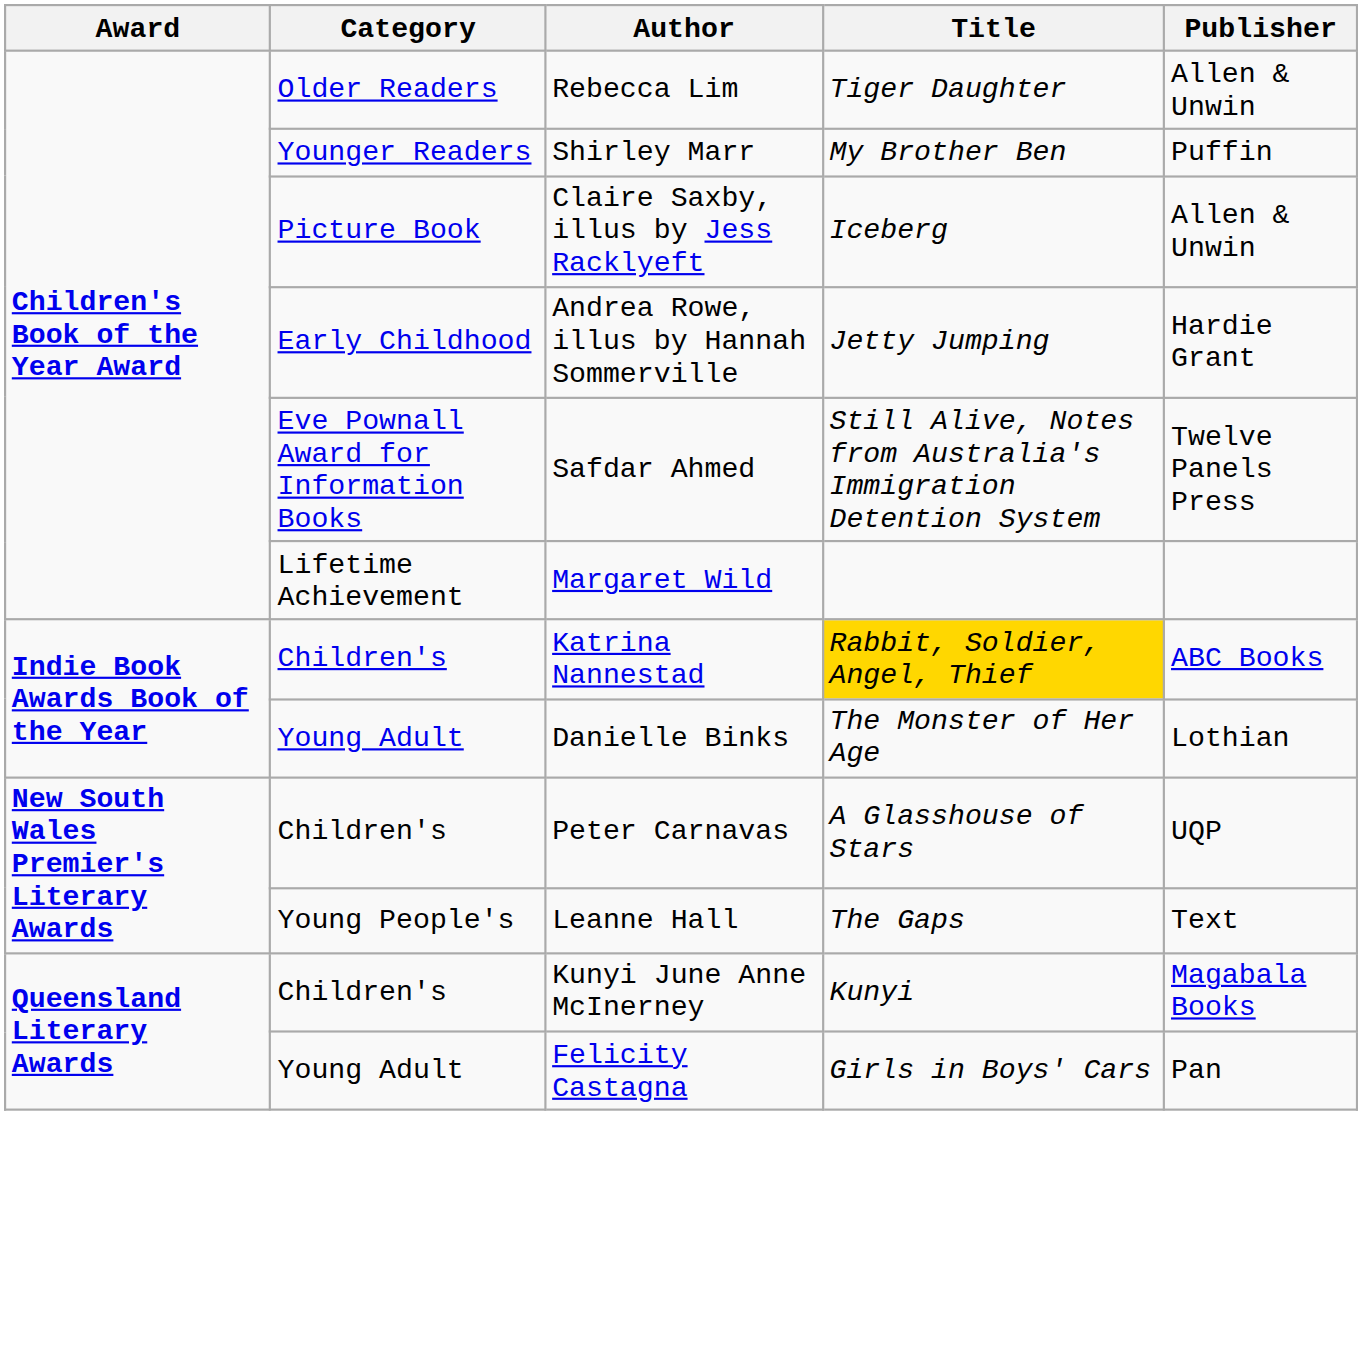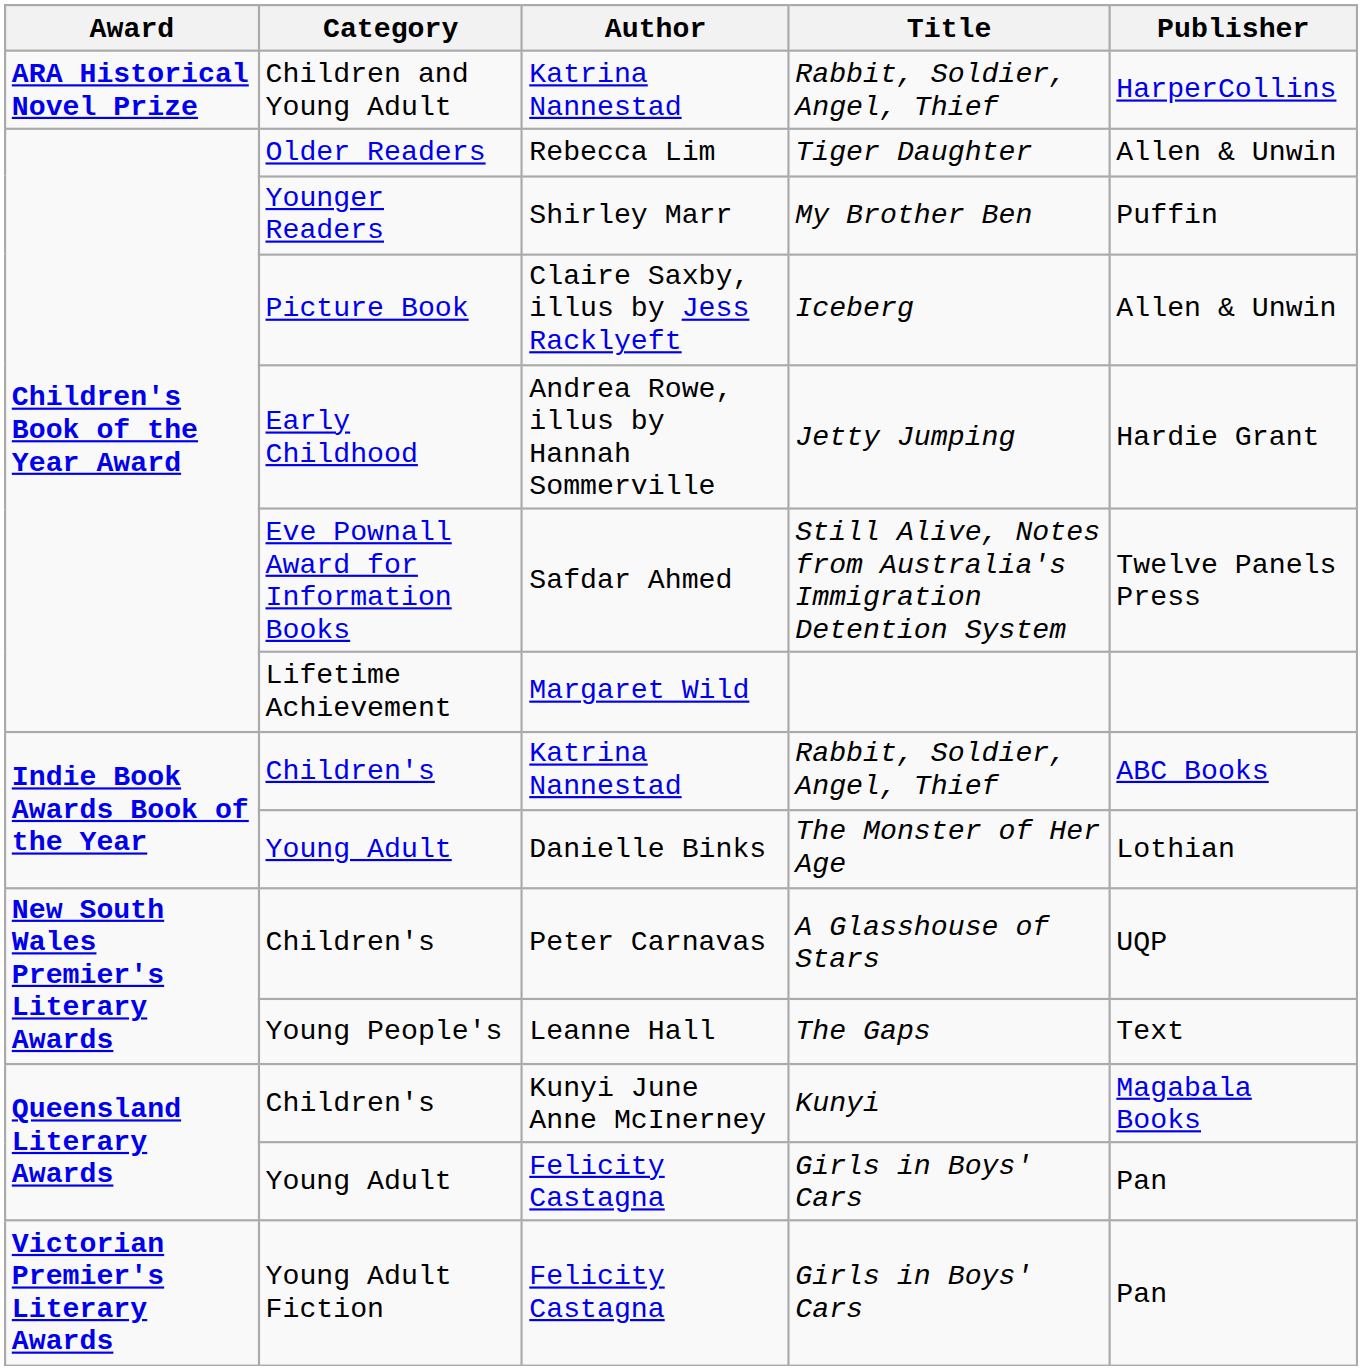+ row: (367, 90)
(965, 659) gold background -> (931, 770) no background
+ row: (359, 1293)
